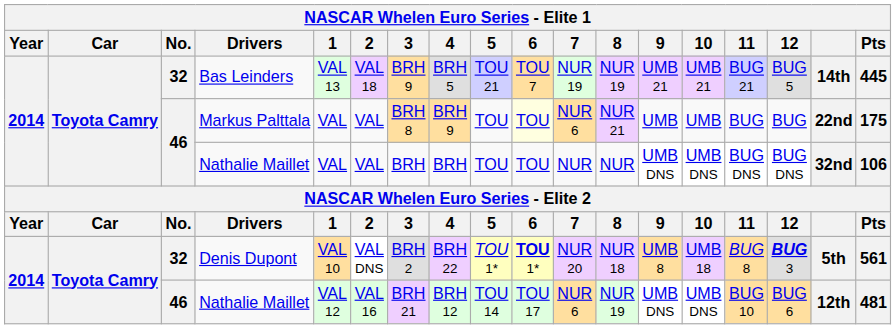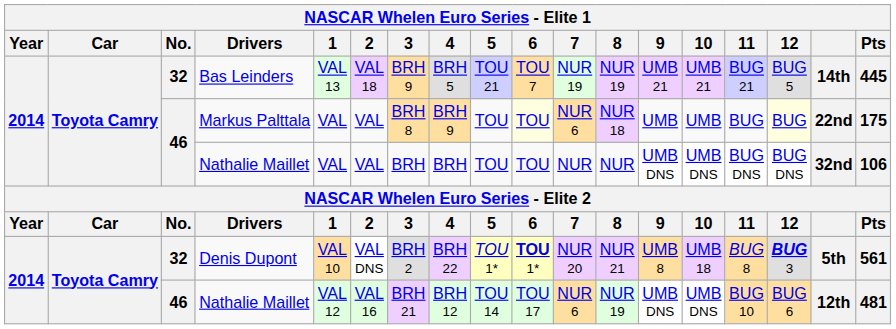(617, 121) NUR 21 -> (617, 121) NUR 18
(789, 121) no background -> (789, 121) lightyellow background
(617, 259) NUR 18 -> (617, 259) NUR 21
